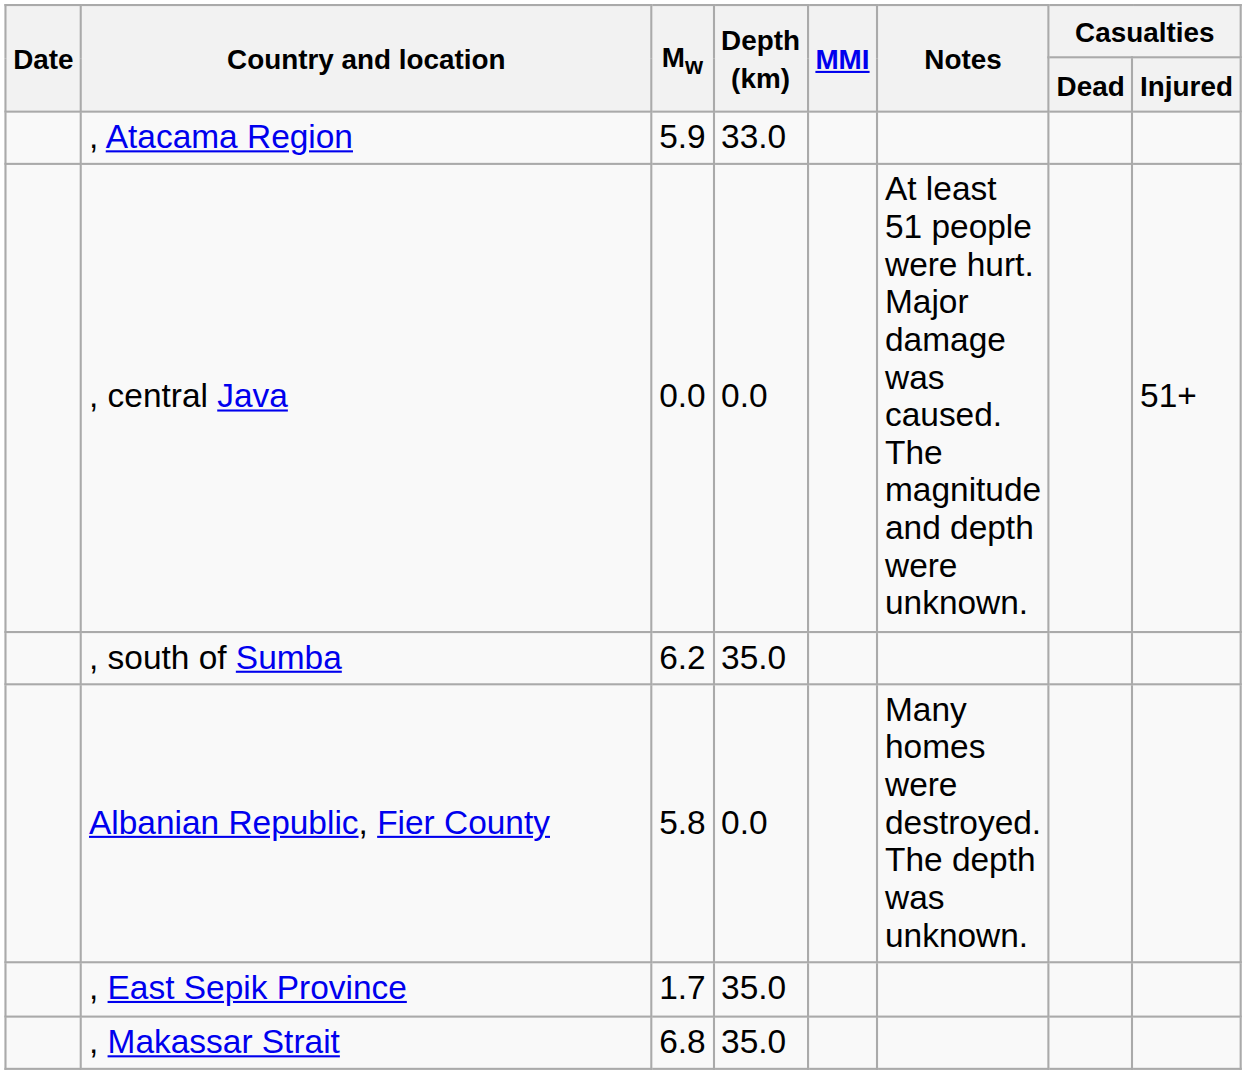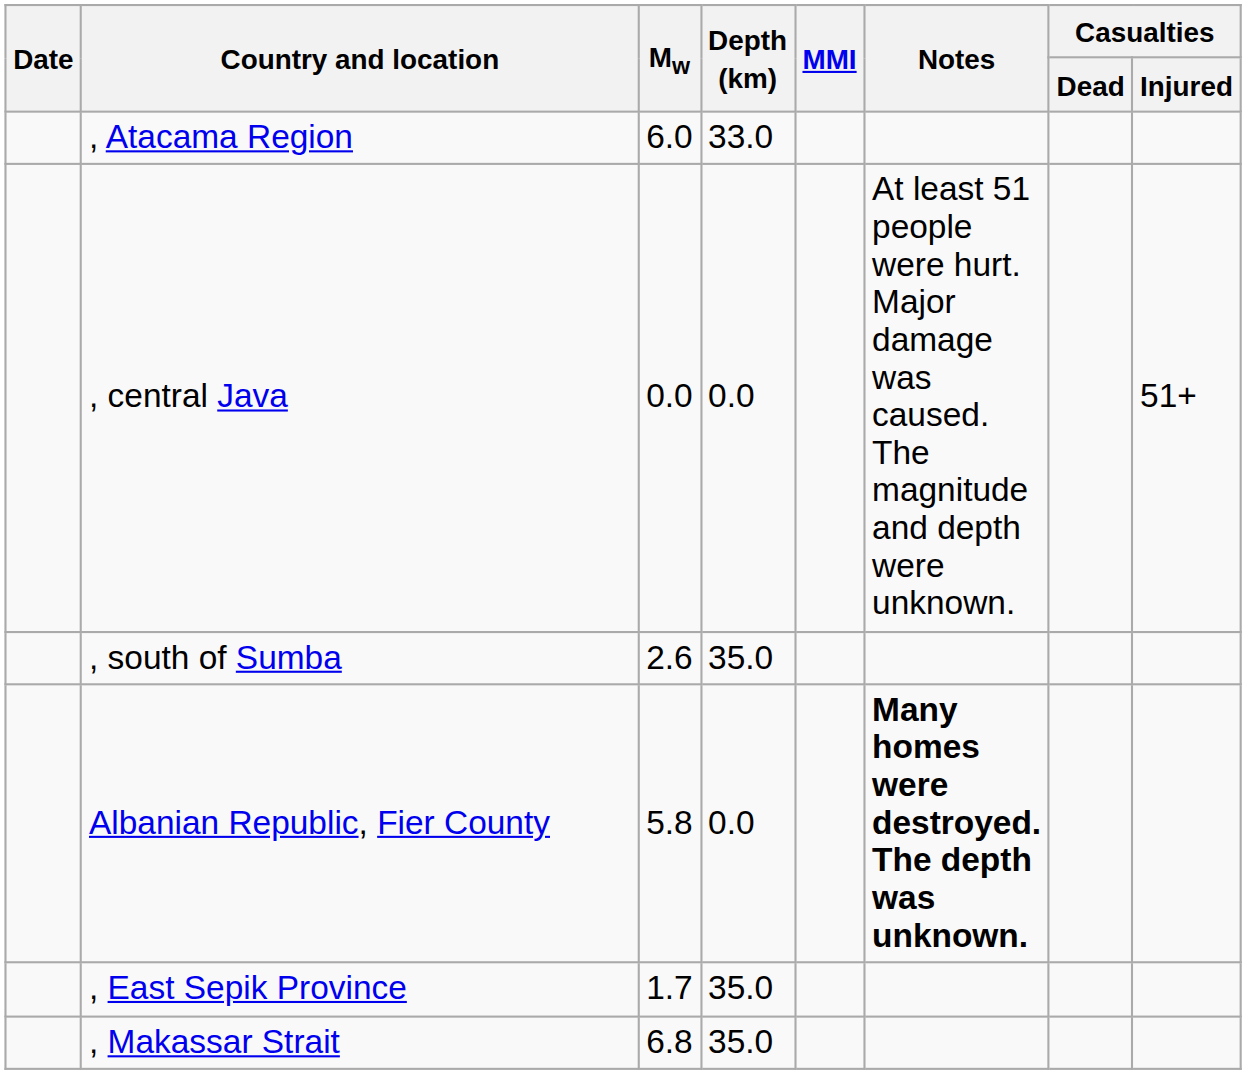(682, 137) 5.9 -> (669, 137) 6.0
(682, 656) 6.2 -> (669, 656) 2.6
(963, 822) normal -> (957, 822) bold
